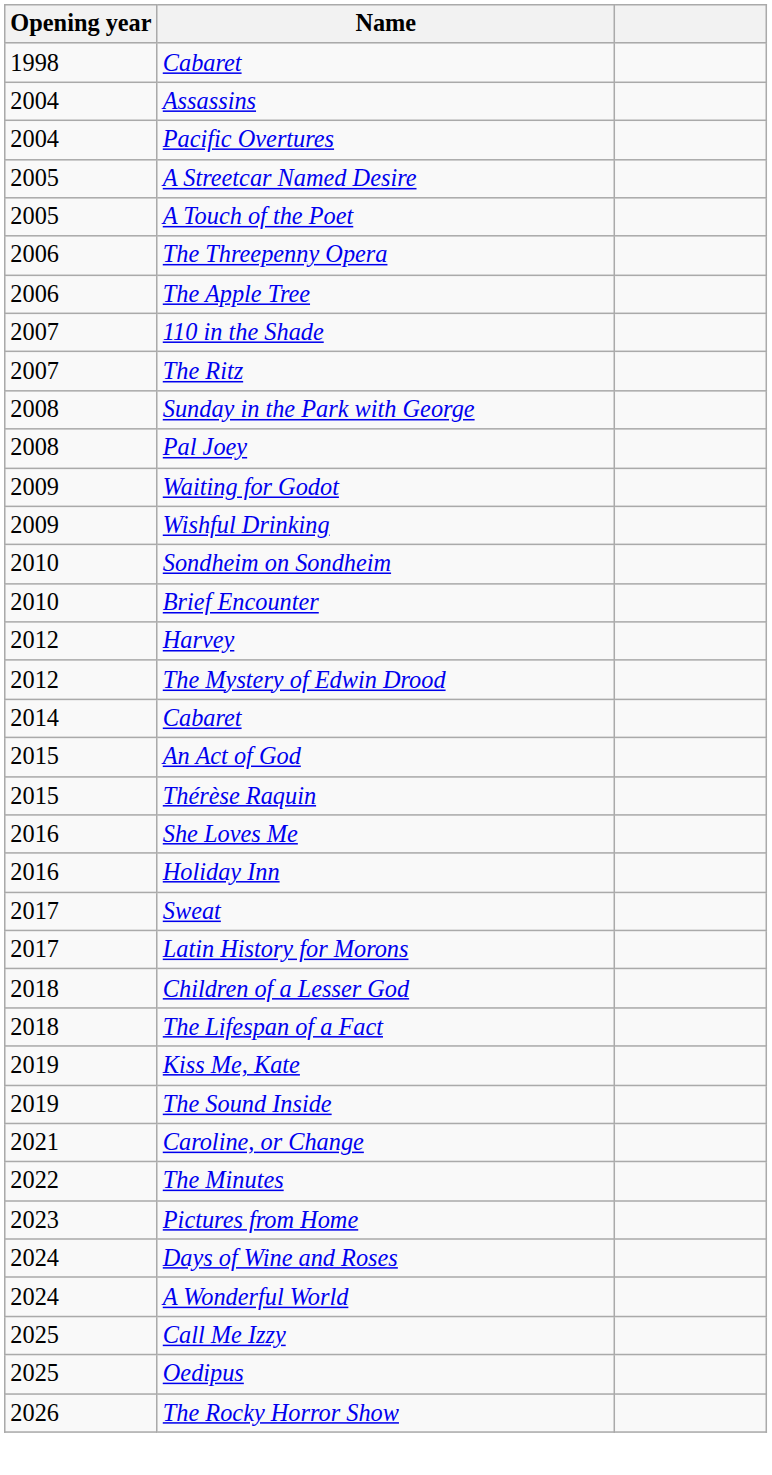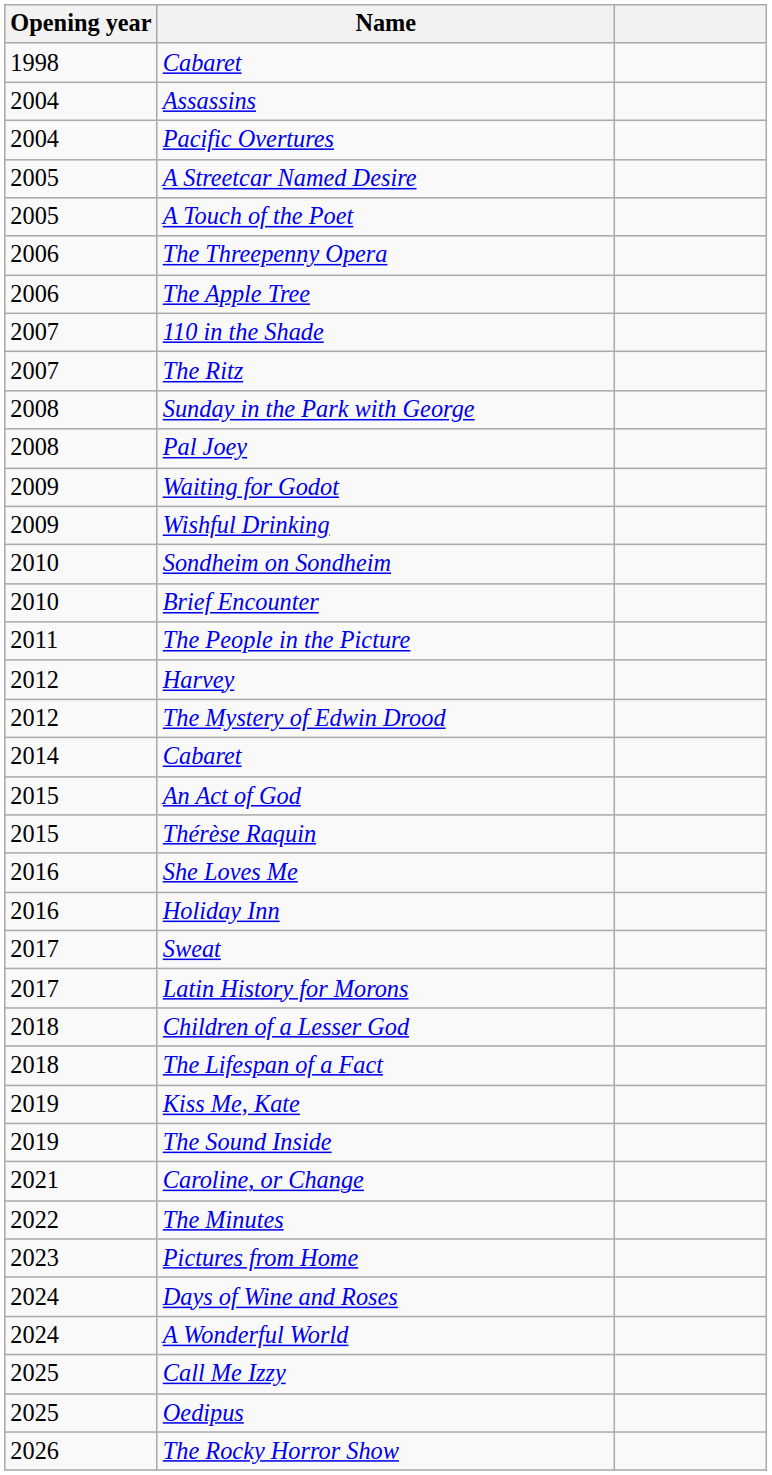+ row: (34, 640)
